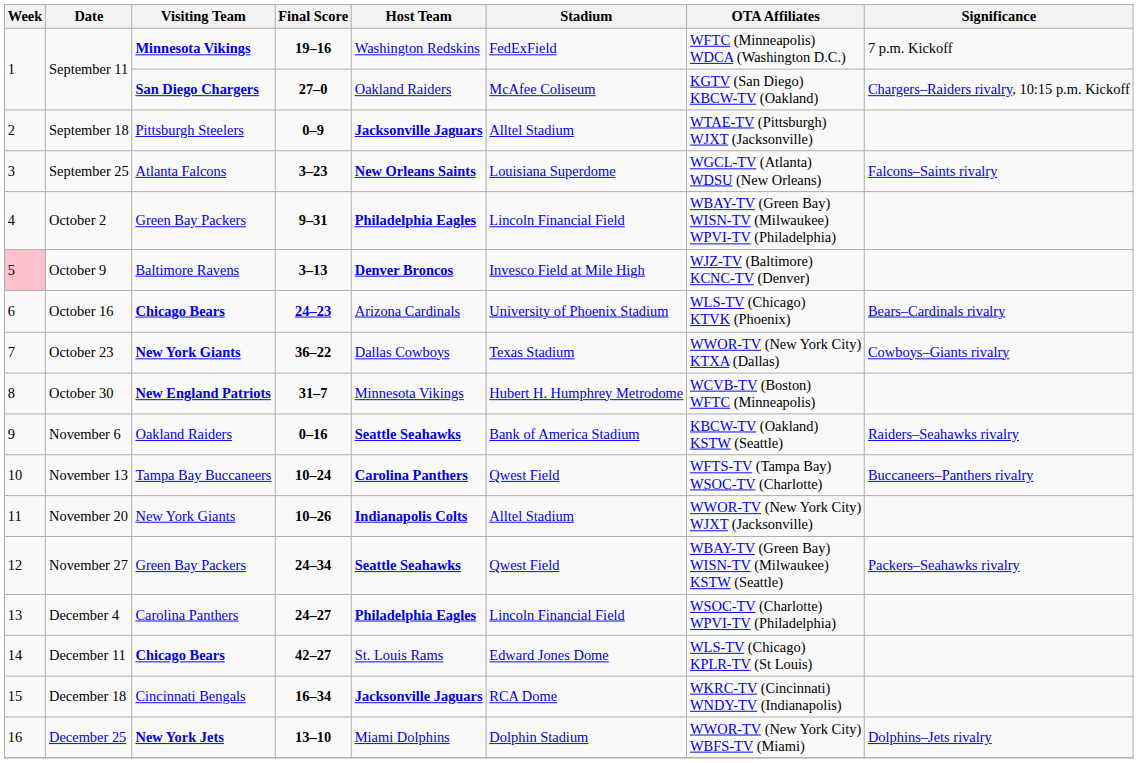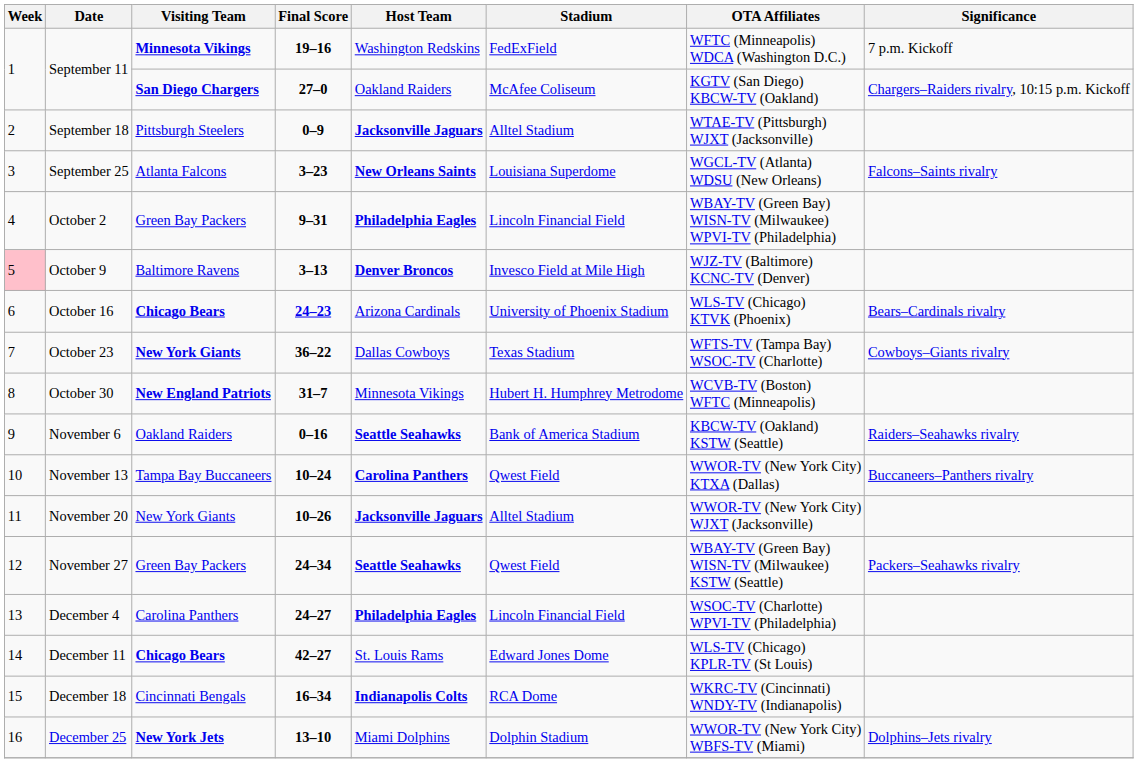(776, 352) WWOR-TV (New York City) KTXA (Dallas) -> (761, 352) WFTS-TV (Tampa Bay) WSOC-TV (Charlotte)
(761, 475) WFTS-TV (Tampa Bay) WSOC-TV (Charlotte) -> (776, 475) WWOR-TV (New York City) KTXA (Dallas)
(411, 516) Indianapolis Colts -> (419, 516) Jacksonville Jaguars
(419, 696) Jacksonville Jaguars -> (411, 696) Indianapolis Colts
